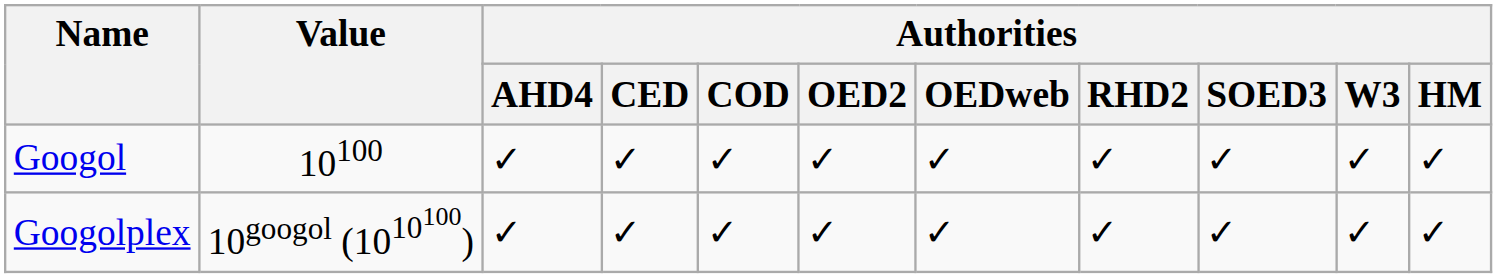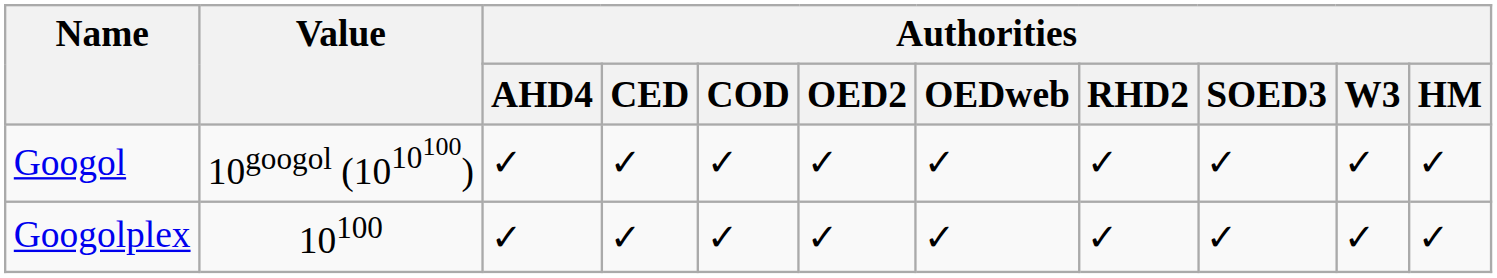(341, 158) 10100 -> (341, 162) 10googol (1010100)
(341, 231) 10googol (1010100) -> (341, 235) 10100
